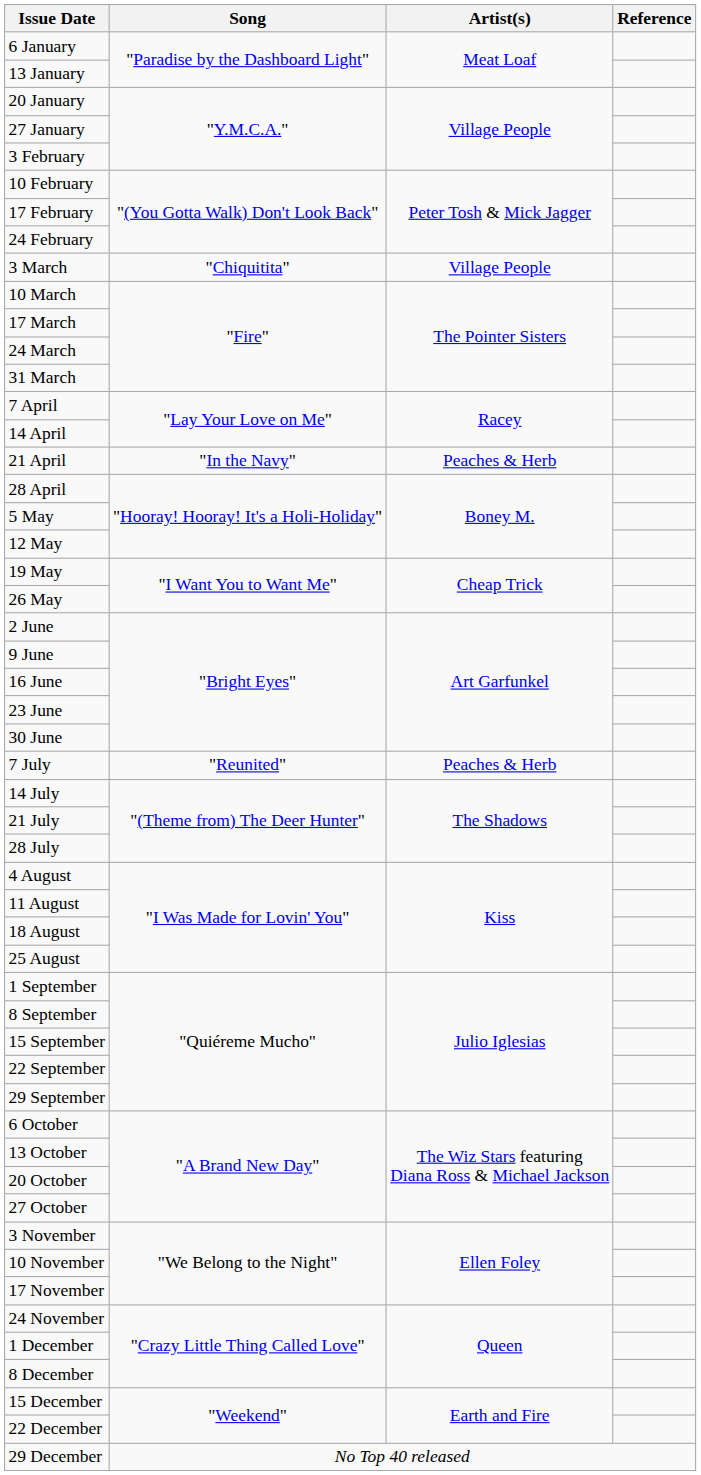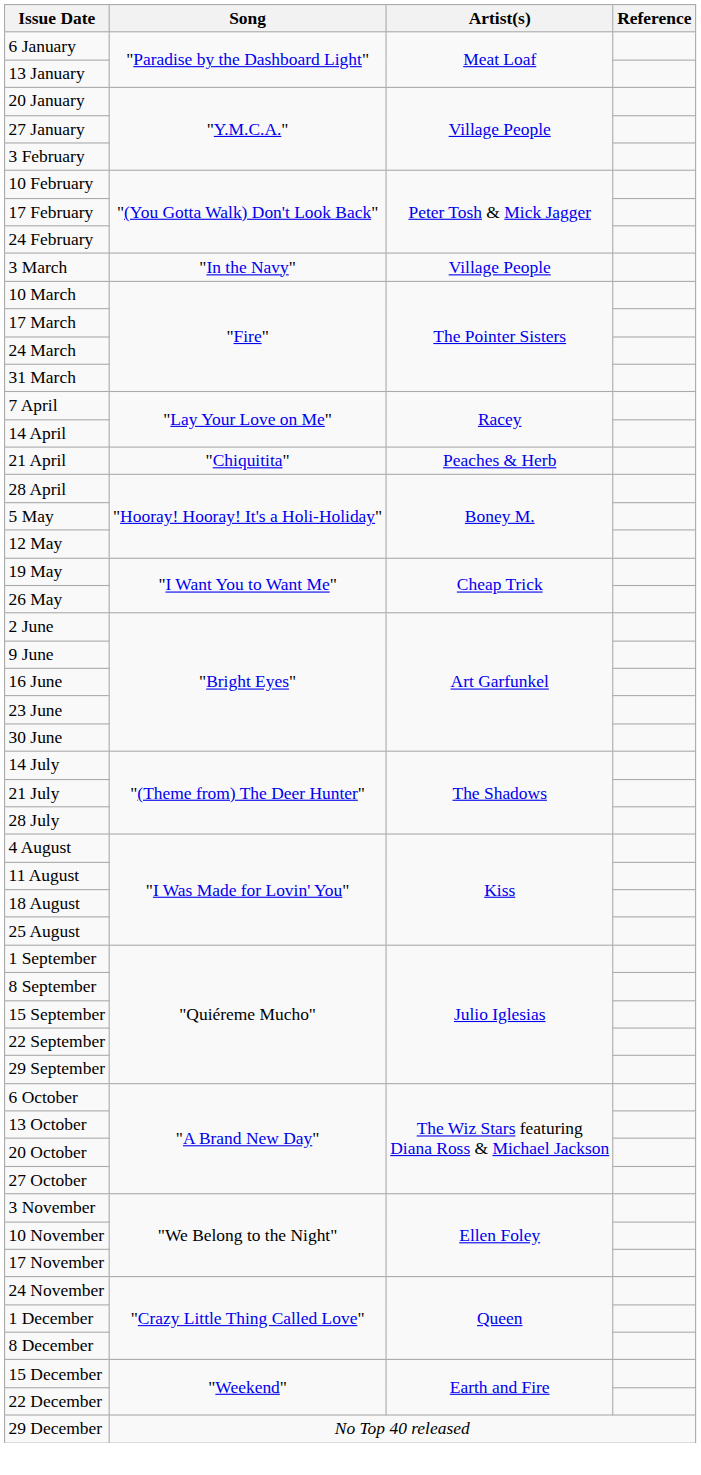(248, 267) "Chiquitita" -> (248, 267) "In the Navy"
(248, 460) "In the Navy" -> (248, 460) "Chiquitita"
- row: (30, 765)
